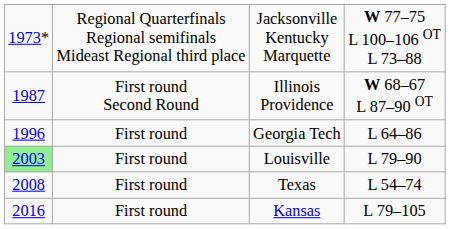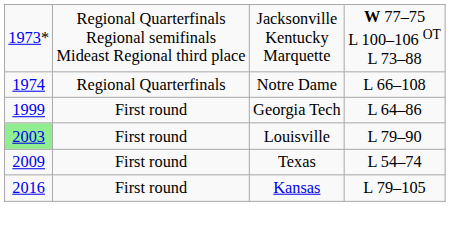+ row: (297, 84)
- row: (297, 95)
(29, 133) 1996 -> (29, 110) 1999
(29, 184) 2008 -> (29, 162) 2009
